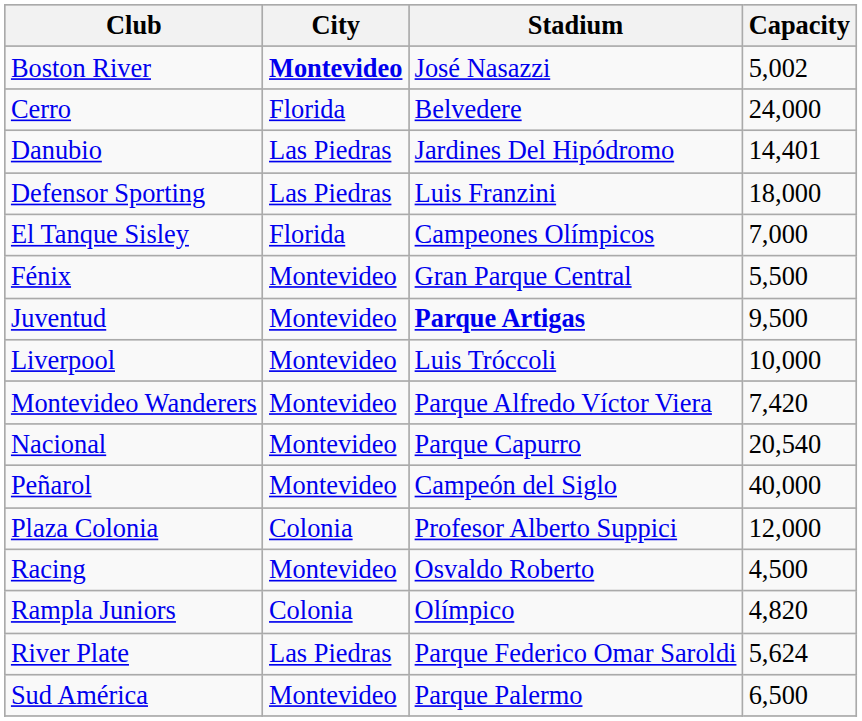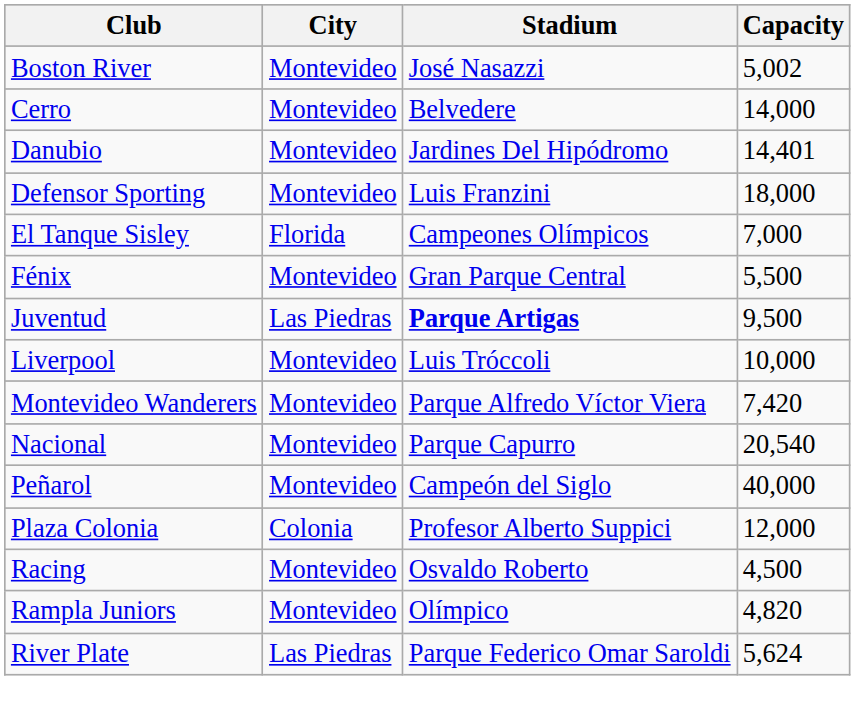(336, 67) bold -> (333, 67) normal
(307, 109) Florida -> (333, 109) Montevideo
(785, 109) 24,000 -> (779, 109) 14,000
(330, 151) Las Piedras -> (333, 151) Montevideo
(330, 192) Las Piedras -> (333, 192) Montevideo
(333, 318) Montevideo -> (330, 318) Las Piedras
(311, 611) Colonia -> (333, 611) Montevideo
- row: (79, 695)
